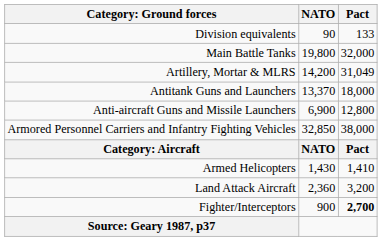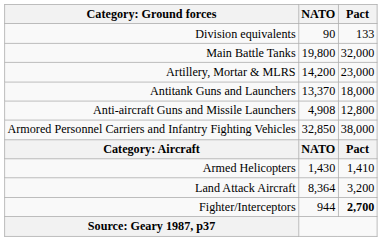(358, 72) 31,049 -> (358, 72) 23,000
(322, 110) 6,900 -> (322, 110) 4,908
(322, 187) 2,360 -> (322, 187) 8,364
(326, 207) 900 -> (326, 207) 944
